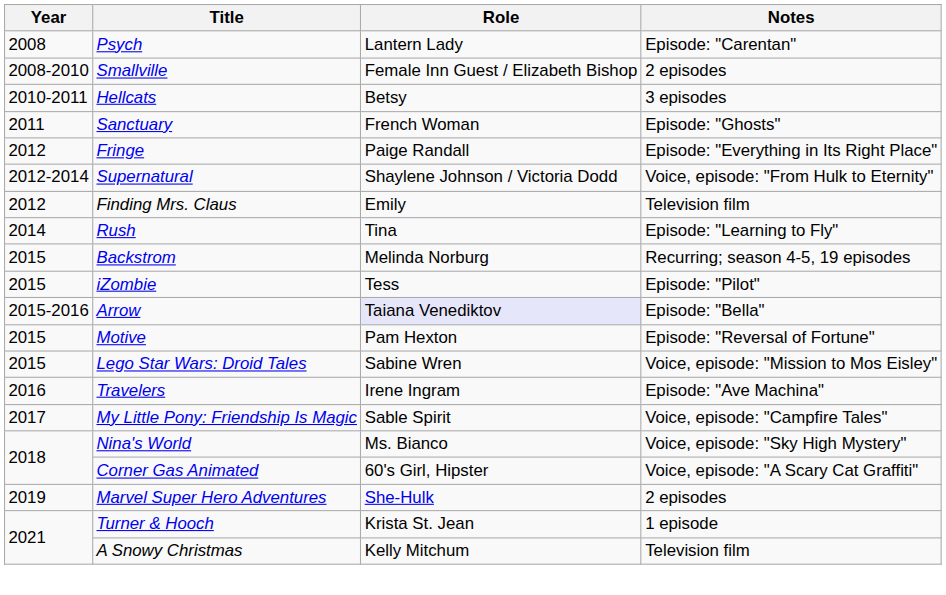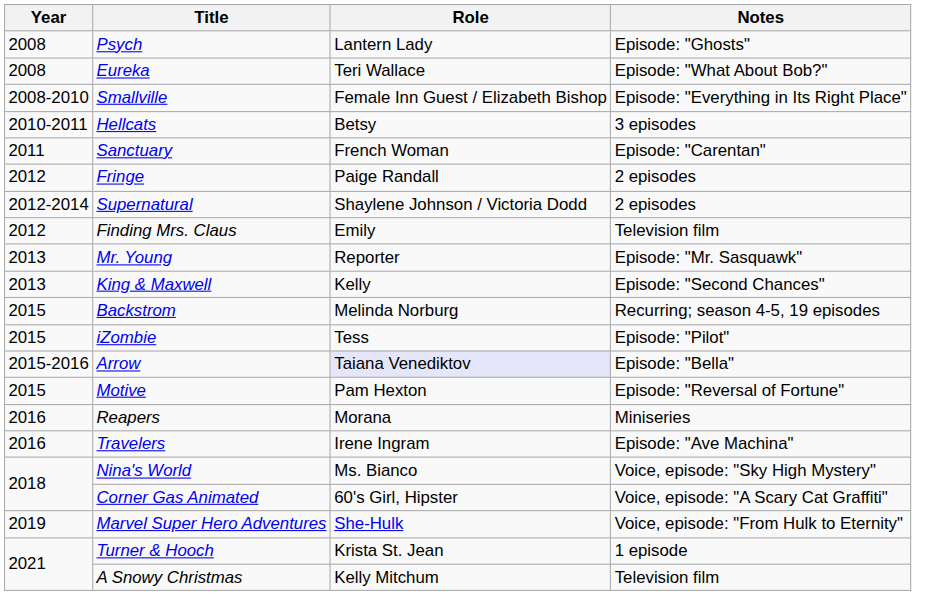(721, 44) Episode: "Carentan" -> (682, 44) Episode: "Ghosts"
+ row: (123, 71)
(686, 71) 2 episodes -> (761, 97) Episode: "Everything in Its Right Place"
(713, 124) Episode: "Ghosts" -> (690, 151) Episode: "Carentan"
(791, 151) Episode: "Everything in Its Right Place" -> (655, 177) 2 episodes
(789, 177) Voice, episode: "From Hulk to Eternity" -> (655, 204) 2 episodes
+ row: (134, 257)
+ row: (154, 284)
- row: (116, 230)
- row: (202, 364)
+ row: (128, 417)
- row: (227, 417)
(686, 497) 2 episodes -> (759, 524) Voice, episode: "From Hulk to Eternity"
